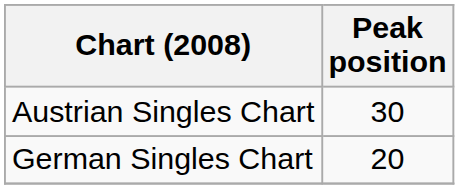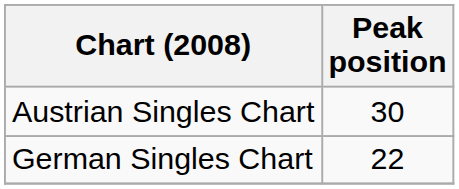(388, 159) 20 -> (388, 159) 22
